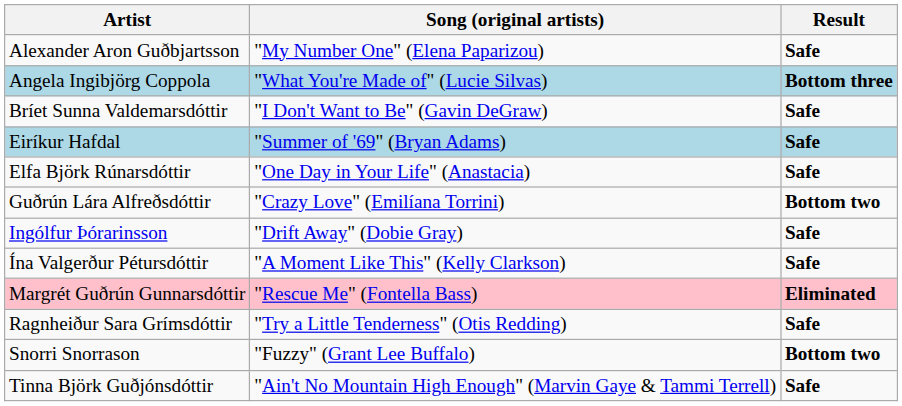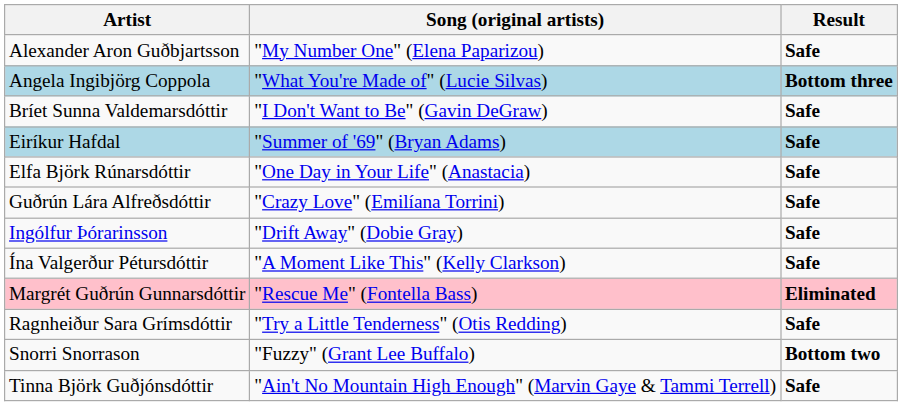(833, 202) Bottom two -> (803, 202) Safe
